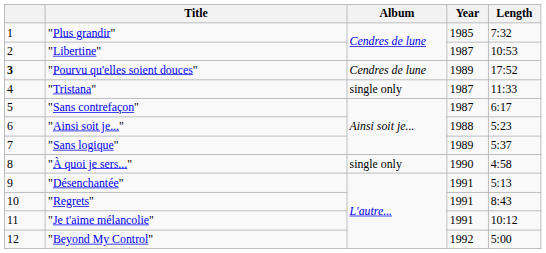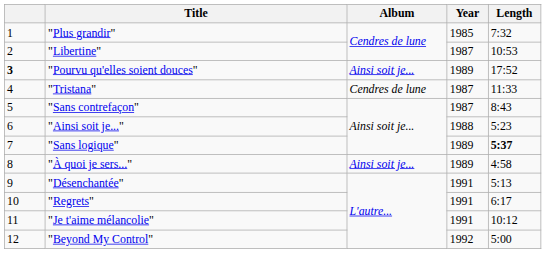(388, 70) Cendres de lune -> (382, 70) Ainsi soit je...
(376, 88) single only -> (388, 88) Cendres de lune
(501, 107) 6:17 -> (501, 107) 8:43
(501, 145) normal -> (502, 145) bold
(376, 164) single only -> (382, 164) Ainsi soit je...
(462, 164) 1990 -> (462, 164) 1989
(501, 201) 8:43 -> (501, 201) 6:17
